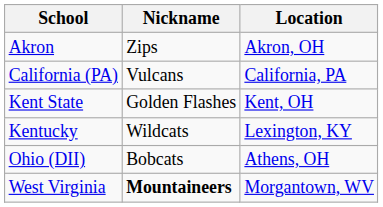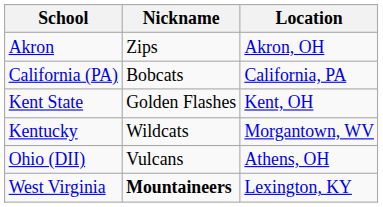(155, 74) Vulcans -> (155, 74) Bobcats
(298, 131) Lexington, KY -> (309, 131) Morgantown, WV
(155, 159) Bobcats -> (155, 159) Vulcans
(309, 187) Morgantown, WV -> (298, 187) Lexington, KY
